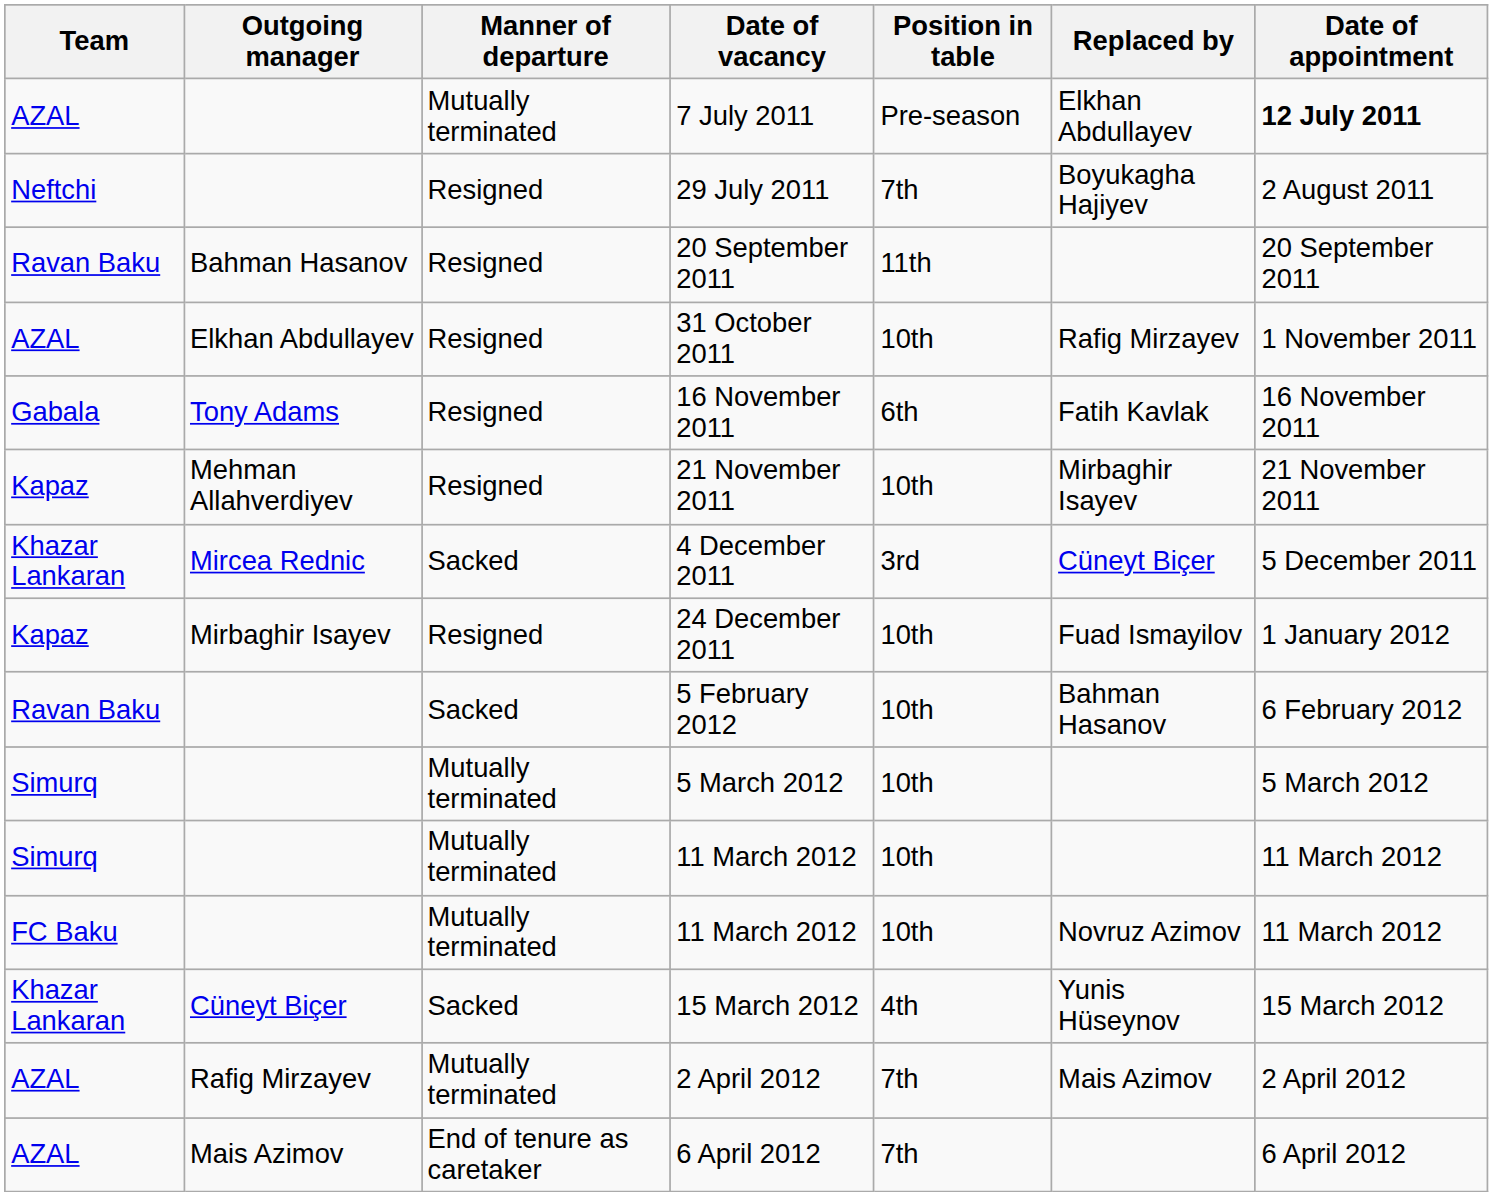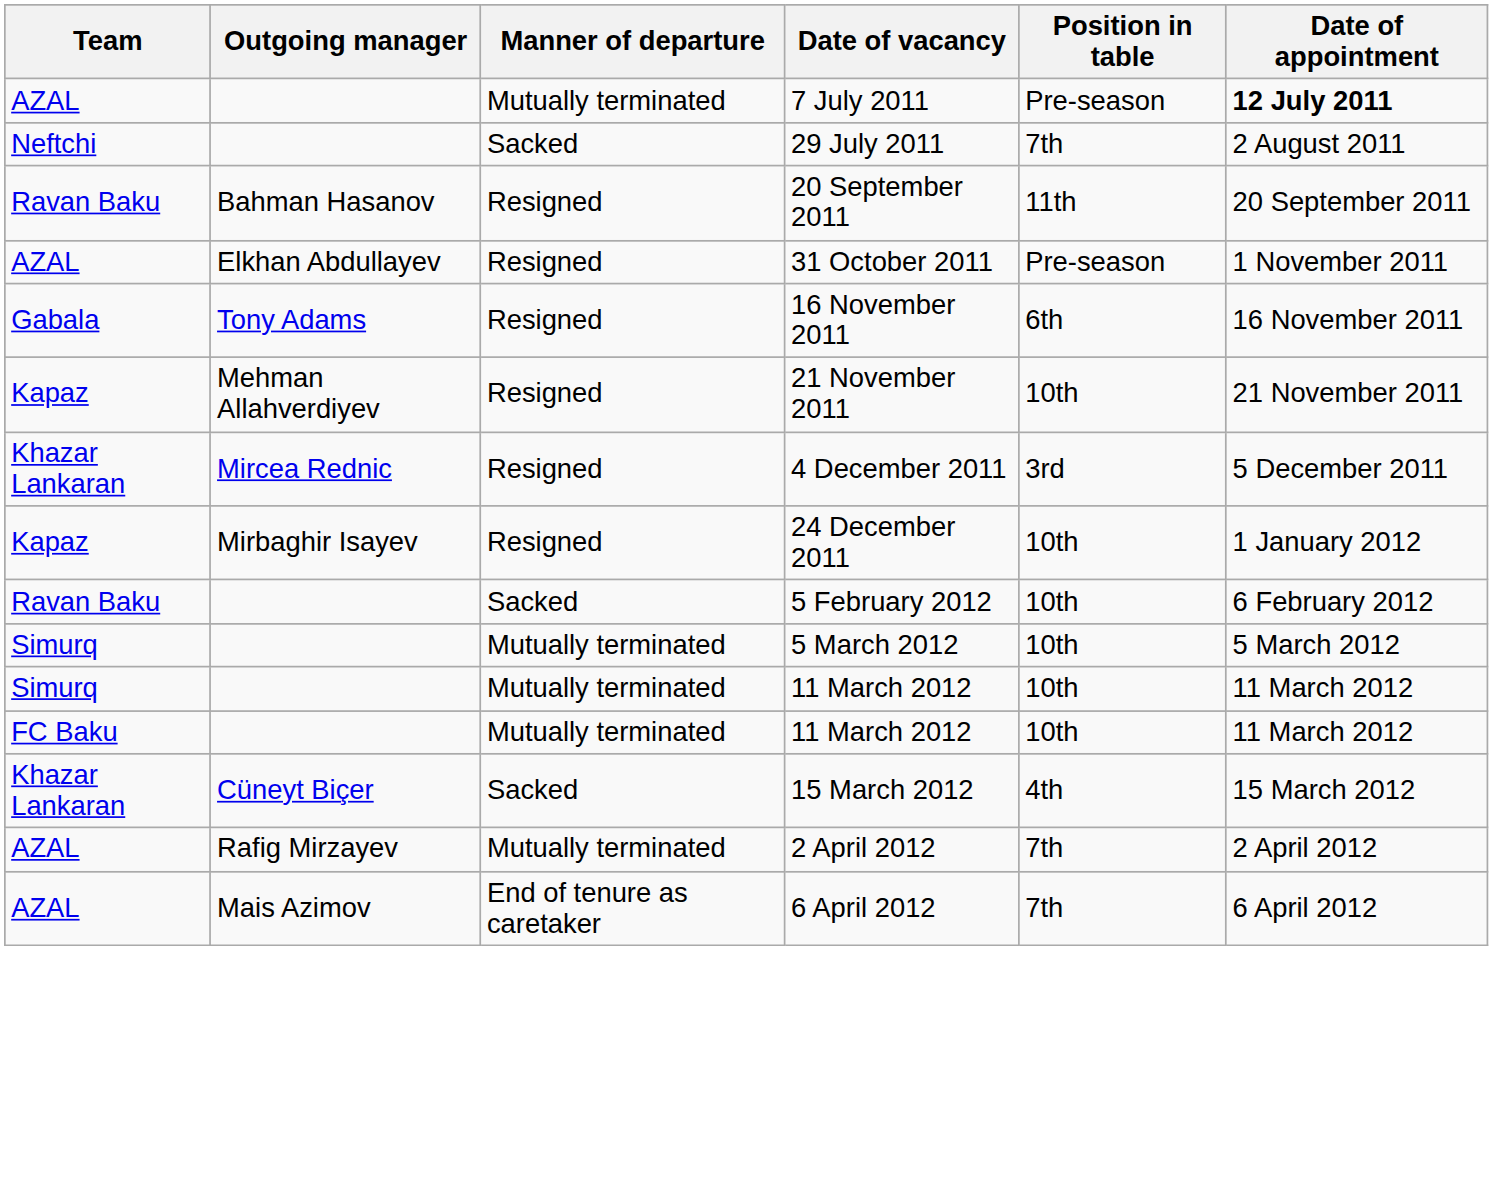- column: (1153, 41)
(485, 189) Resigned -> (533, 143) Sacked
(907, 338) 10th -> (1095, 261) Pre-season
(473, 560) Sacked -> (545, 468) Resigned
